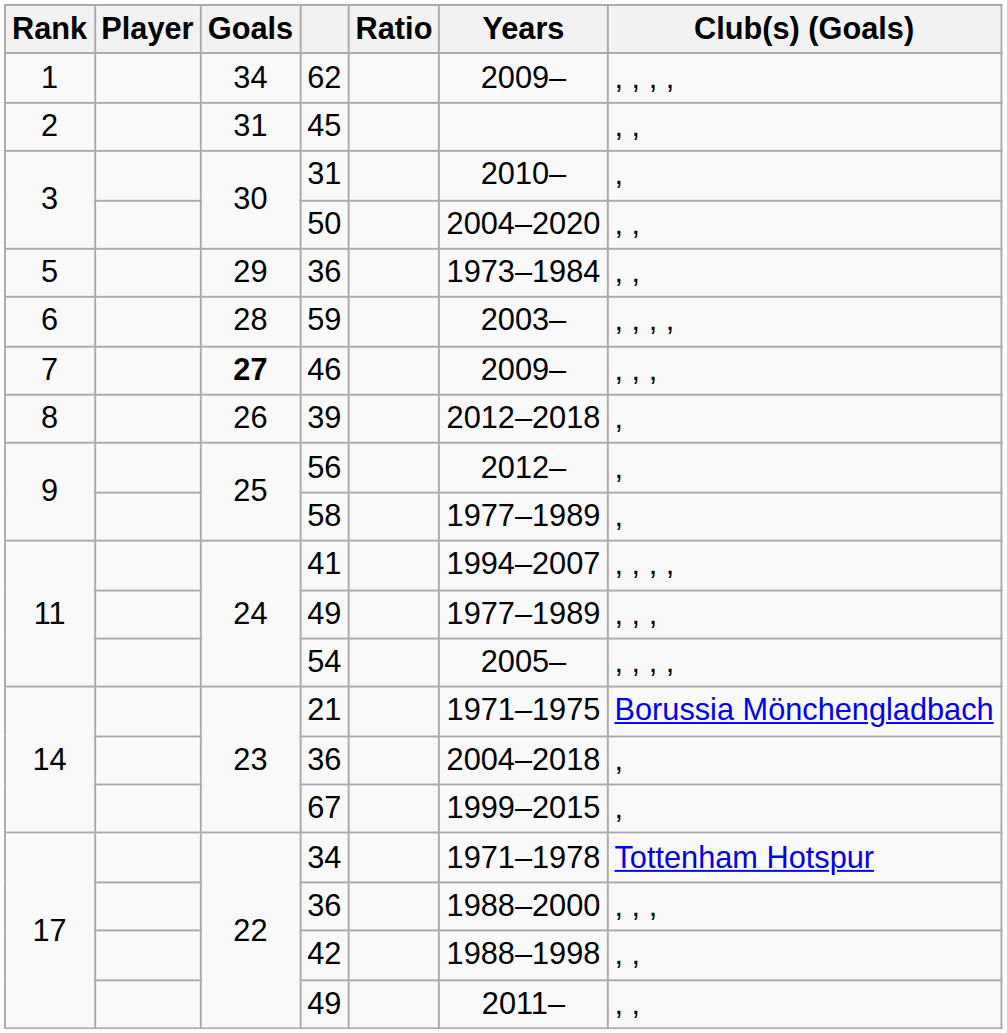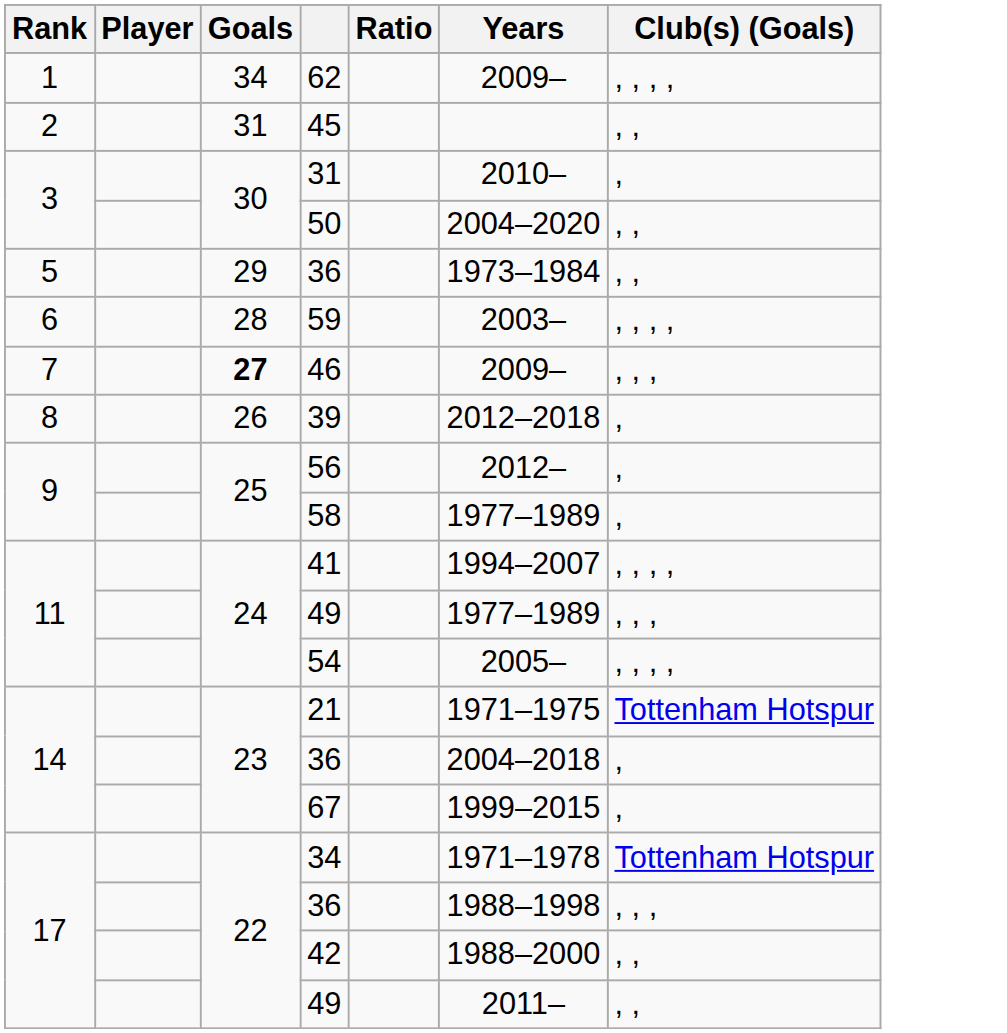(804, 710) Borussia Mönchengladbach -> (744, 710) Tottenham Hotspur
(523, 905) 1988–2000 -> (523, 905) 1988–1998
(523, 954) 1988–1998 -> (523, 954) 1988–2000
